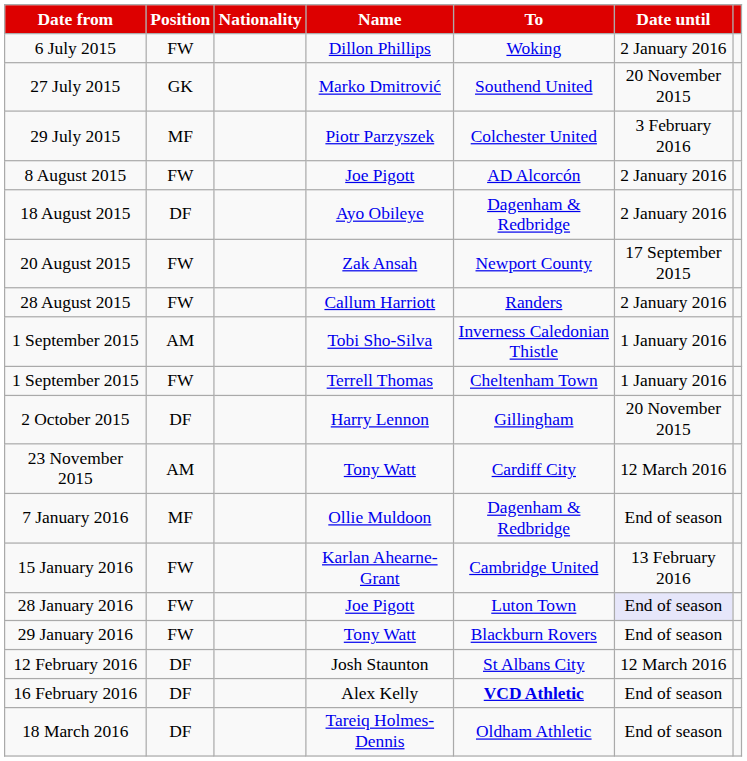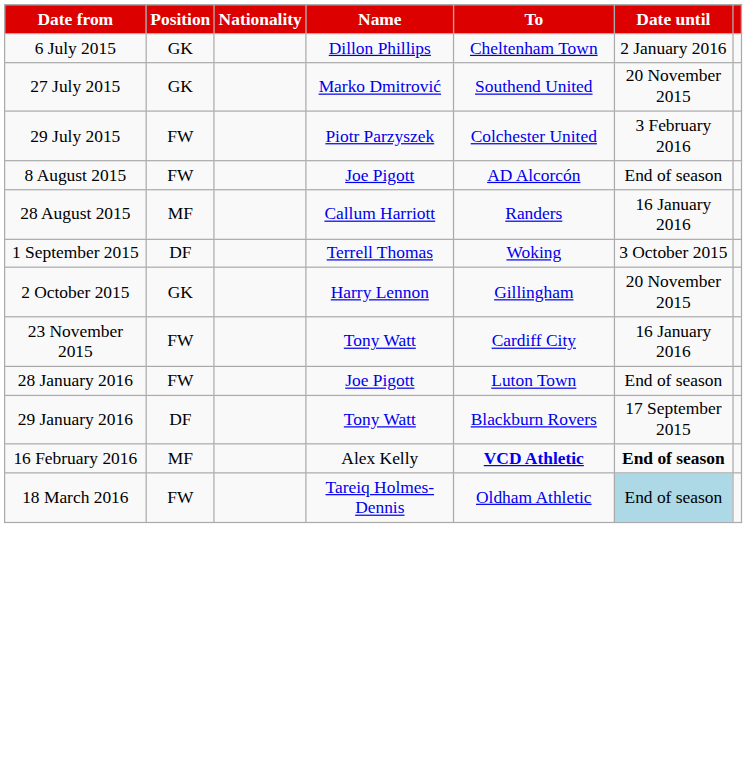(180, 47) FW -> (180, 47) GK
(534, 47) Woking -> (534, 47) Cheltenham Town
(180, 136) MF -> (180, 136) FW
(673, 175) 2 January 2016 -> (673, 175) End of season
- row: (75, 214)
- row: (75, 263)
(180, 302) FW -> (180, 214) MF
(673, 302) 2 January 2016 -> (673, 214) 16 January 2016
- row: (75, 341)
(180, 380) FW -> (180, 253) DF
(534, 380) Cheltenham Town -> (534, 253) Woking
(673, 380) 1 January 2016 -> (673, 253) 3 October 2015
(180, 419) DF -> (180, 292) GK
(180, 469) AM -> (180, 341) FW
(673, 469) 12 March 2016 -> (673, 341) 16 January 2016
- row: (75, 518)
- row: (75, 567)
(673, 606) lavender background -> (673, 380) no background
(180, 635) FW -> (180, 419) DF
(673, 635) End of season -> (673, 419) 17 September 2015
- row: (75, 664)
(180, 692) DF -> (180, 458) MF
(673, 692) normal -> (673, 458) bold
(180, 731) DF -> (180, 497) FW
(673, 731) no background -> (673, 497) lightblue background
